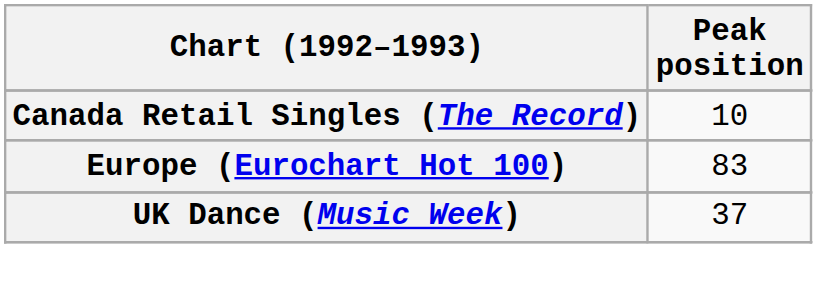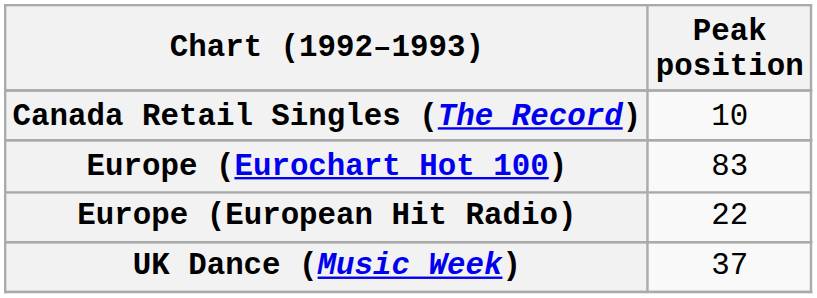+ row: (327, 216)
